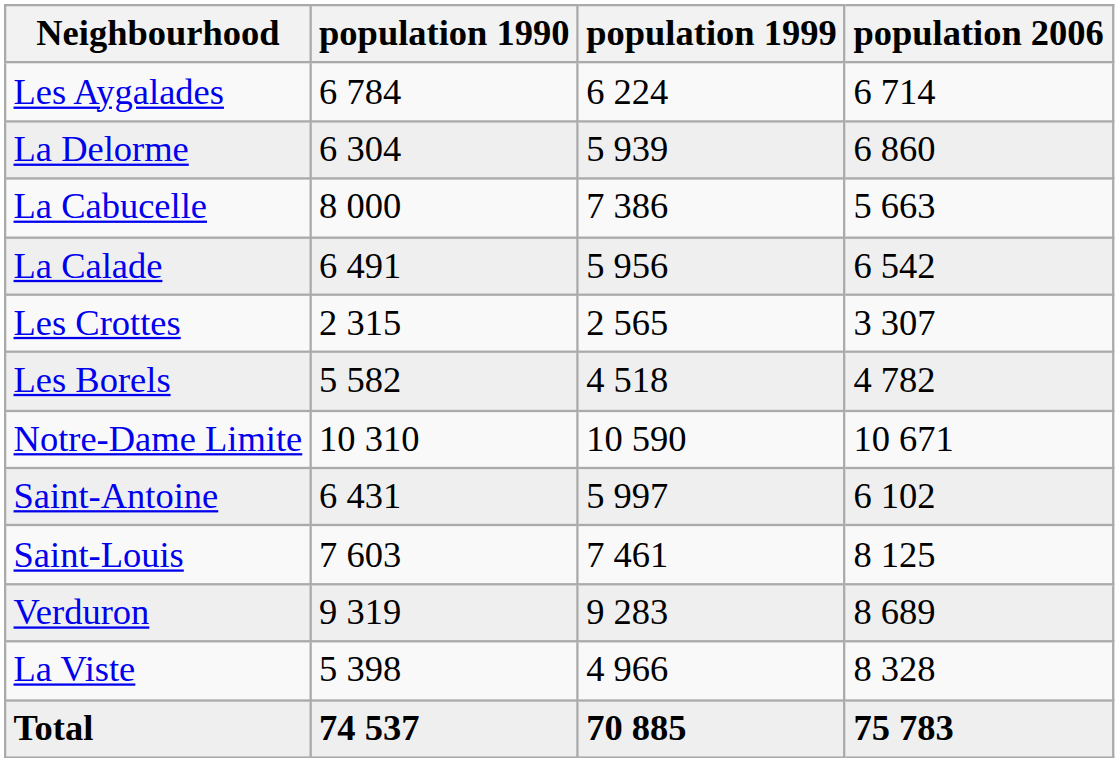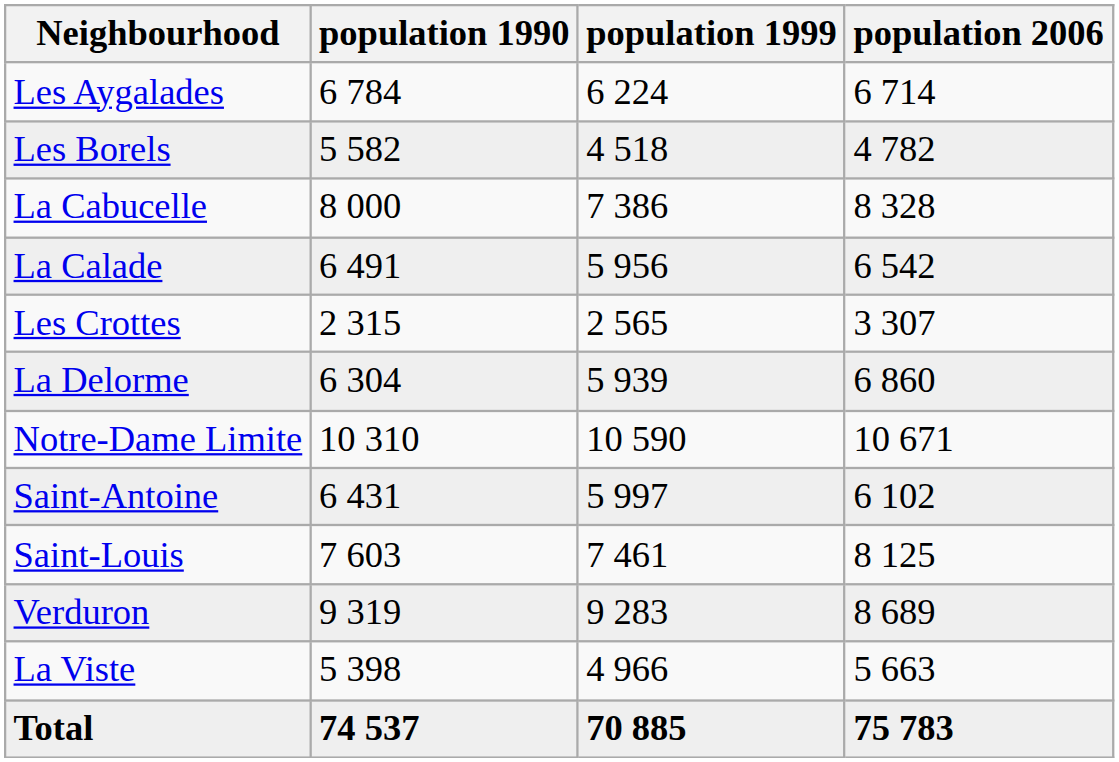rows swapped: (92, 380) <-> (101, 149)
(894, 206) 5 663 -> (894, 206) 8 328
(894, 669) 8 328 -> (894, 669) 5 663
